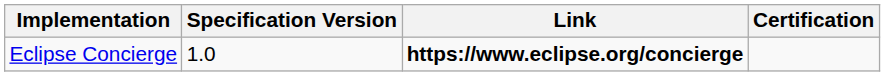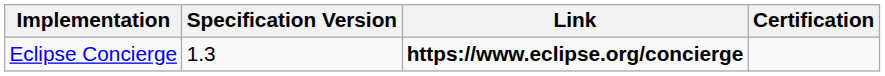(201, 53) 1.0 -> (201, 53) 1.3
